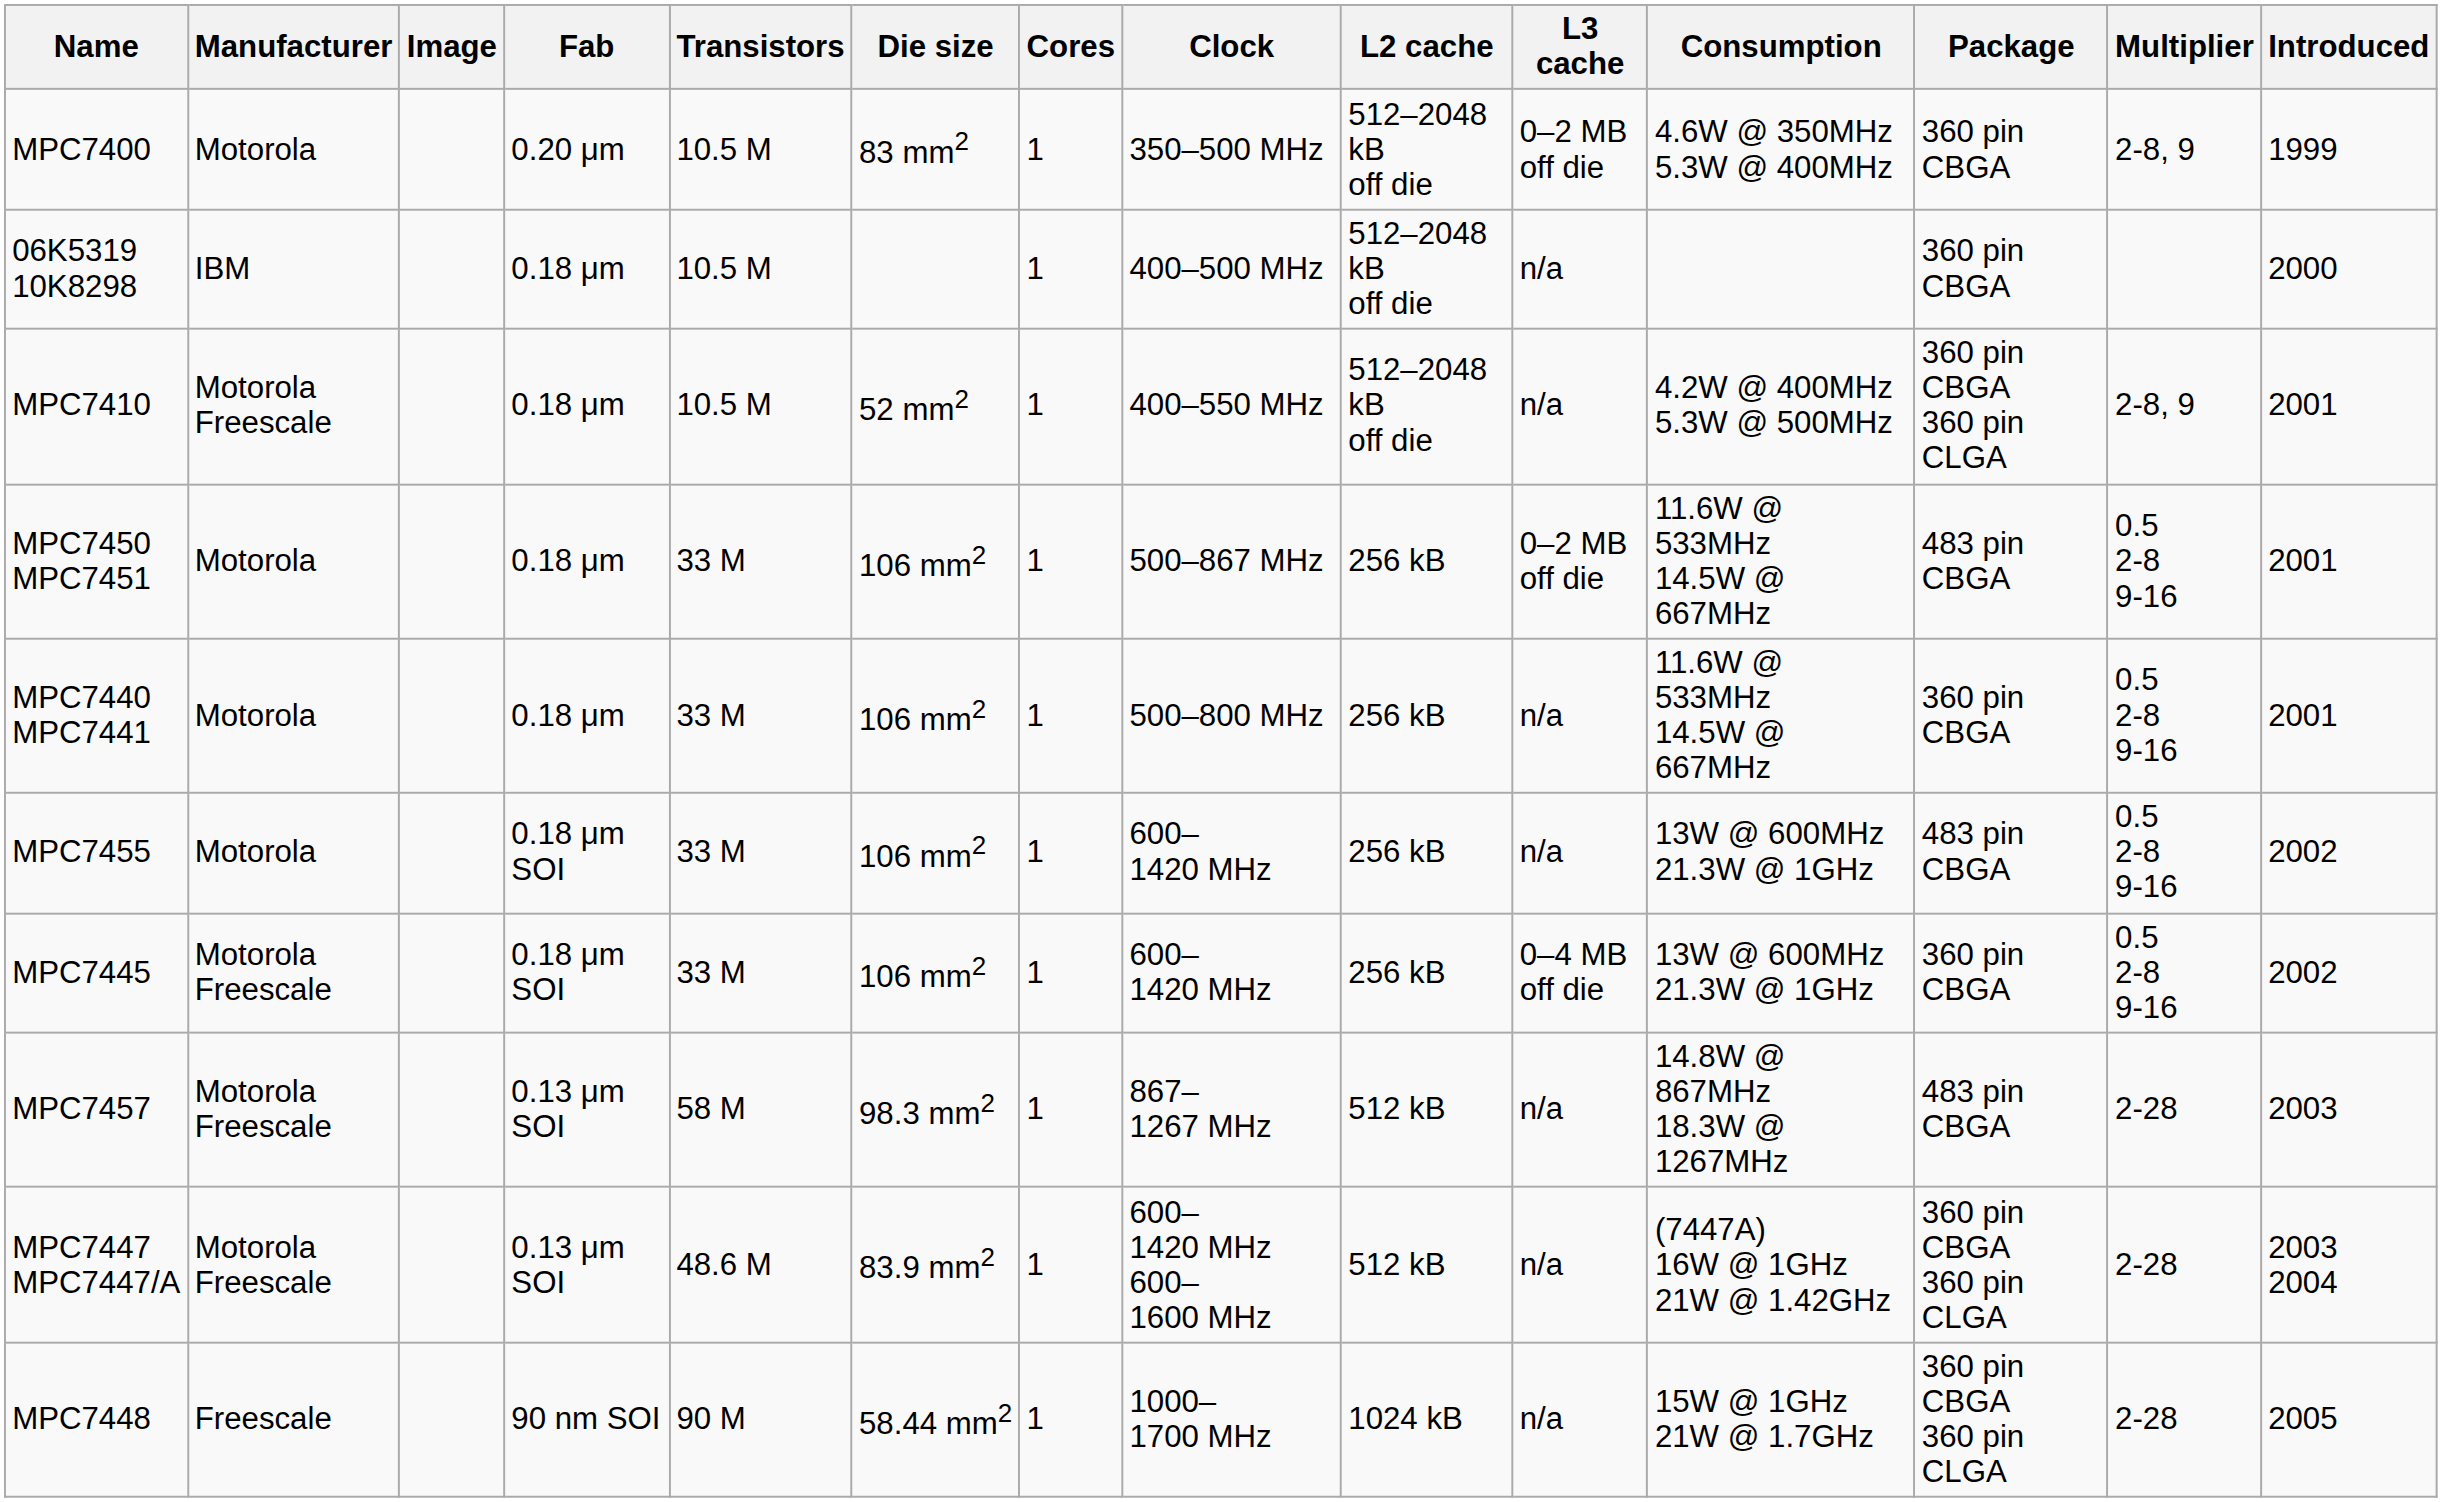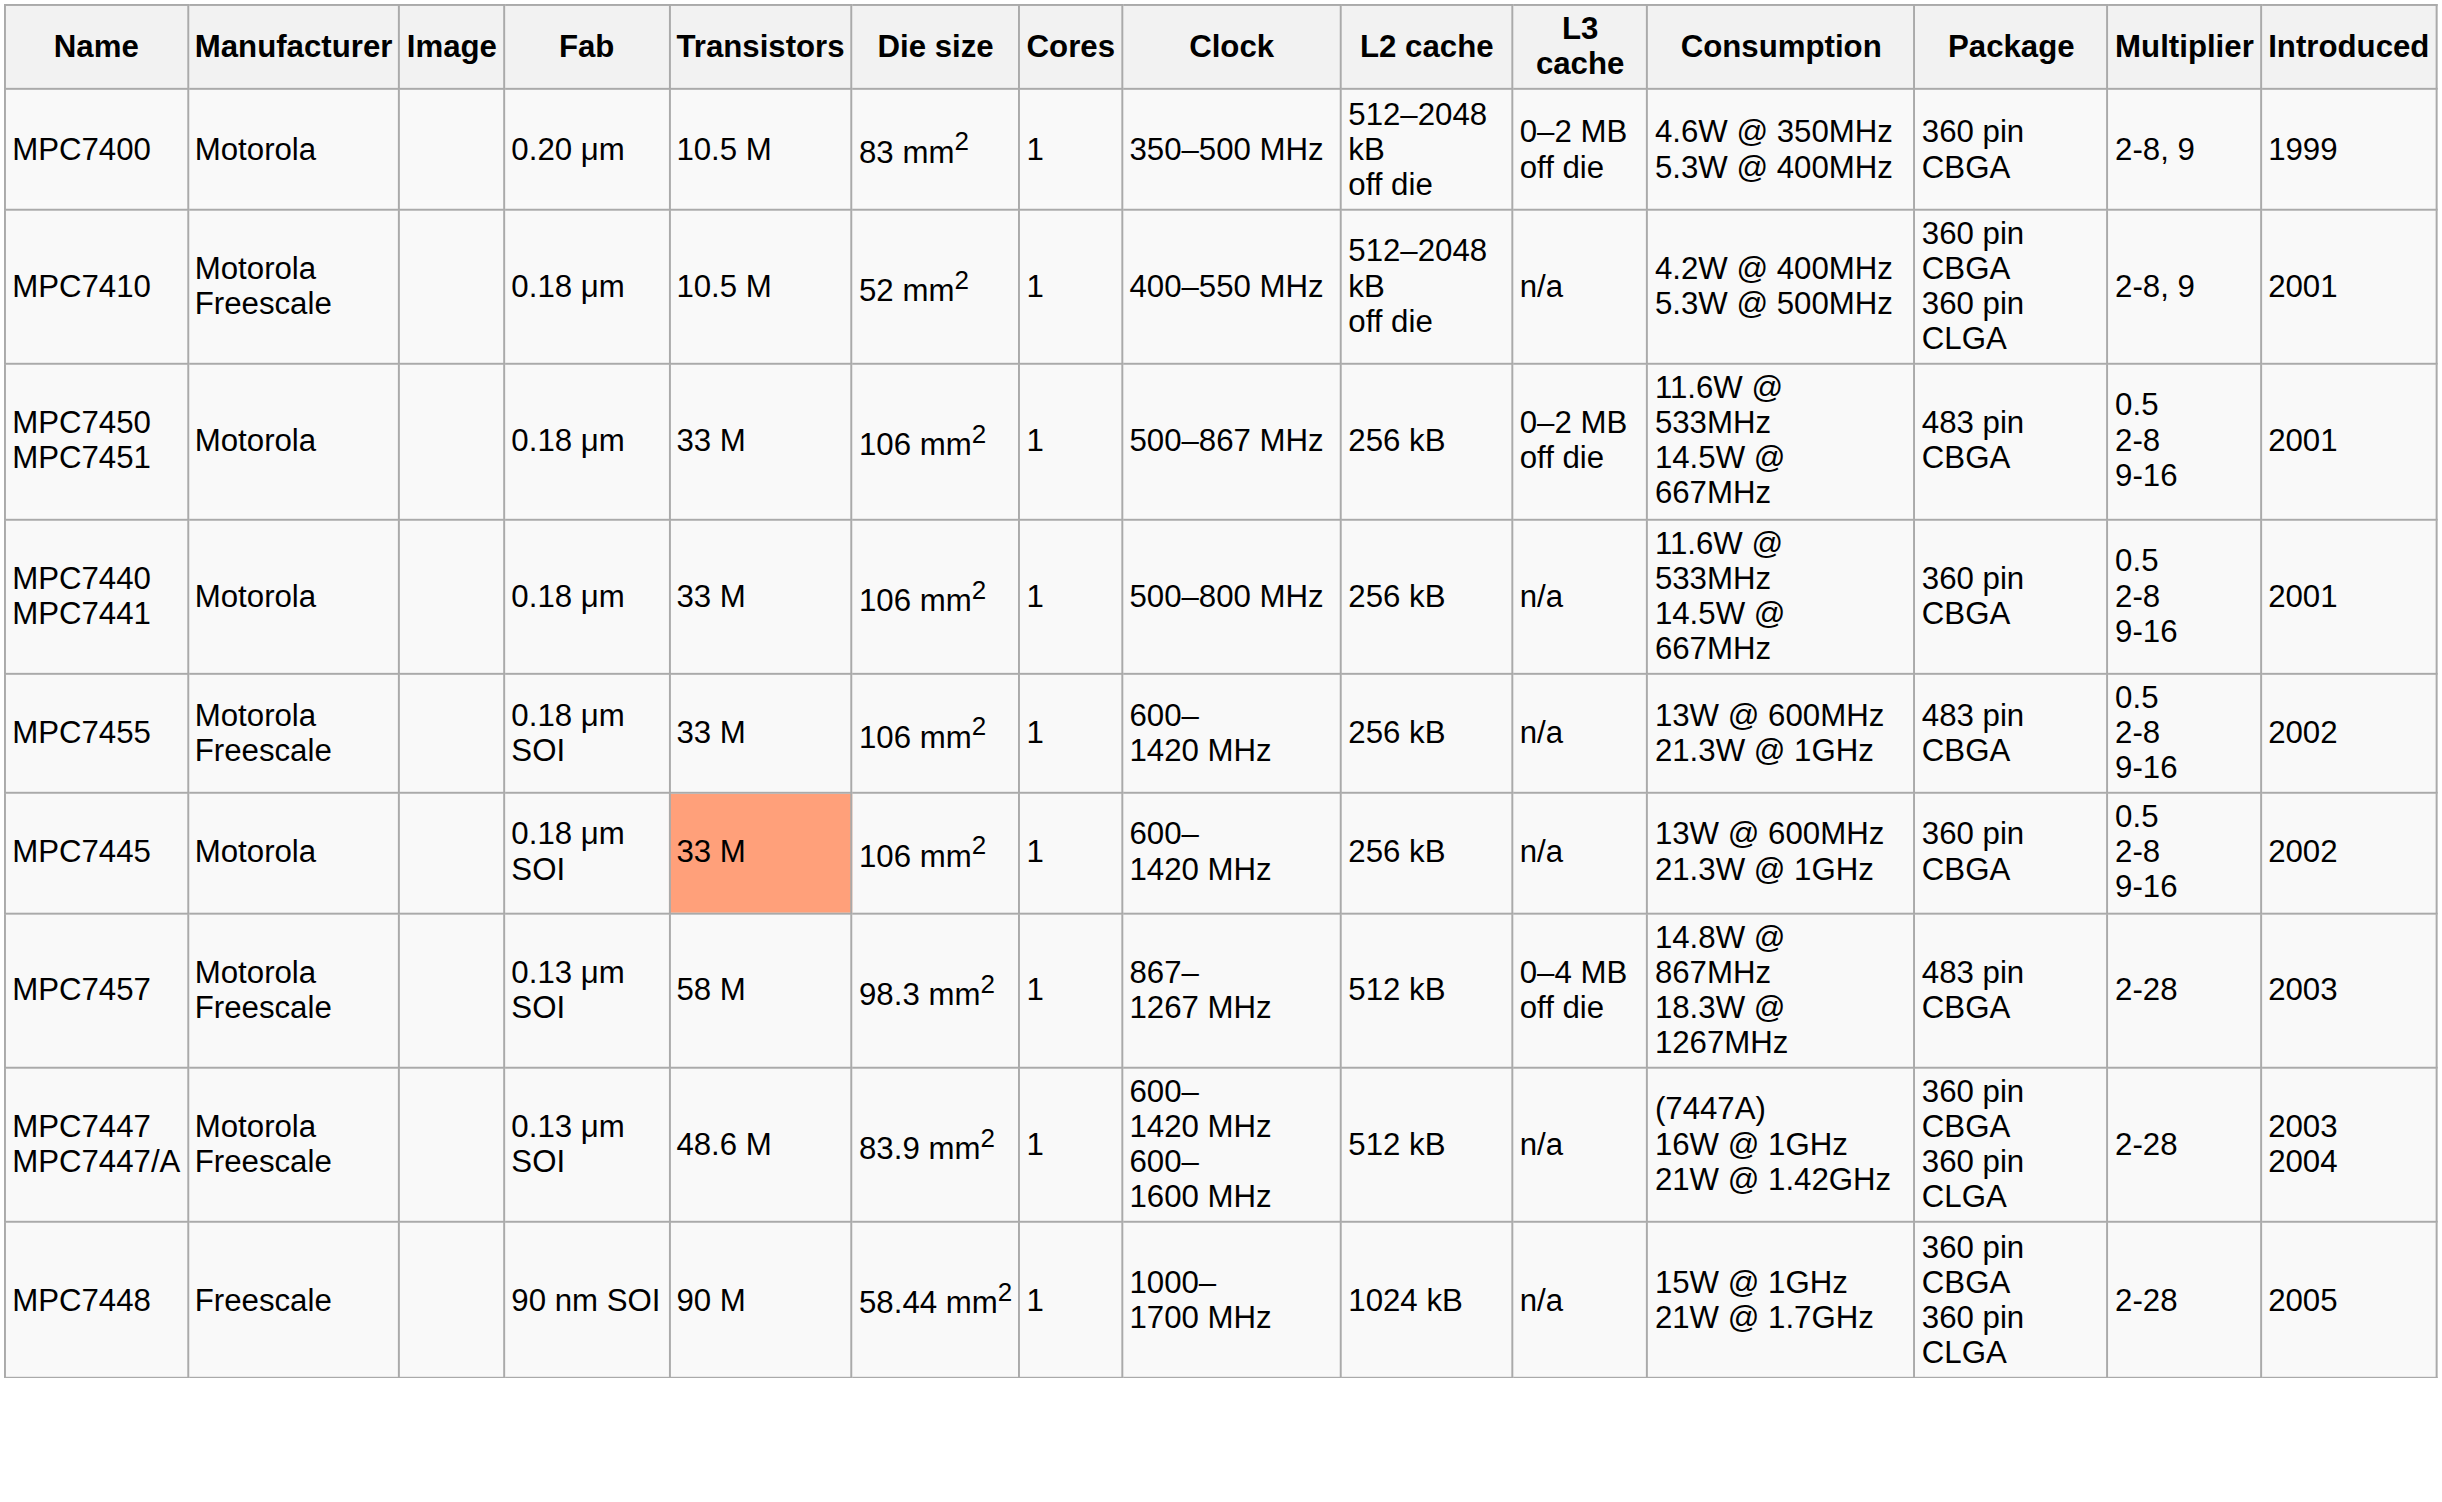- row: (75, 268)
(255, 852) Motorola -> (263, 732) Motorola Freescale
(263, 972) Motorola Freescale -> (255, 852) Motorola
(711, 972) no background -> (711, 852) lightsalmon background
(1573, 972) 0–4 MB off die -> (1541, 852) n/a
(1541, 1109) n/a -> (1573, 989) 0–4 MB off die
